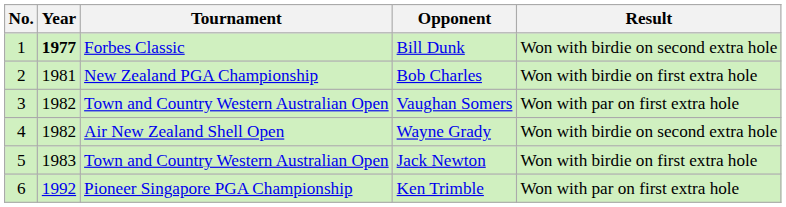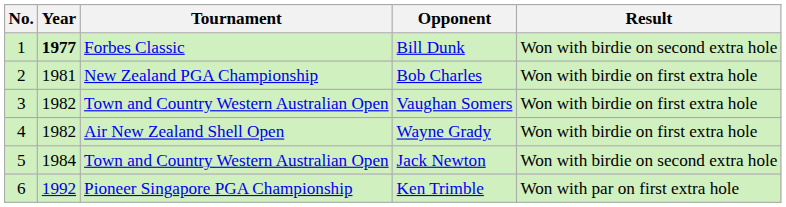(630, 103) Won with par on first extra hole -> (639, 103) Won with birdie on first extra hole
(649, 132) Won with birdie on second extra hole -> (639, 132) Won with birdie on first extra hole
(59, 160) 1983 -> (59, 160) 1984
(639, 160) Won with birdie on first extra hole -> (649, 160) Won with birdie on second extra hole
